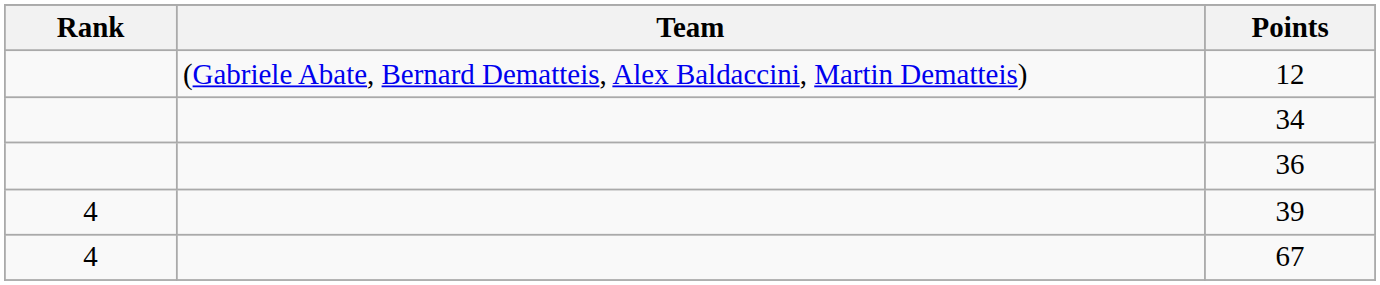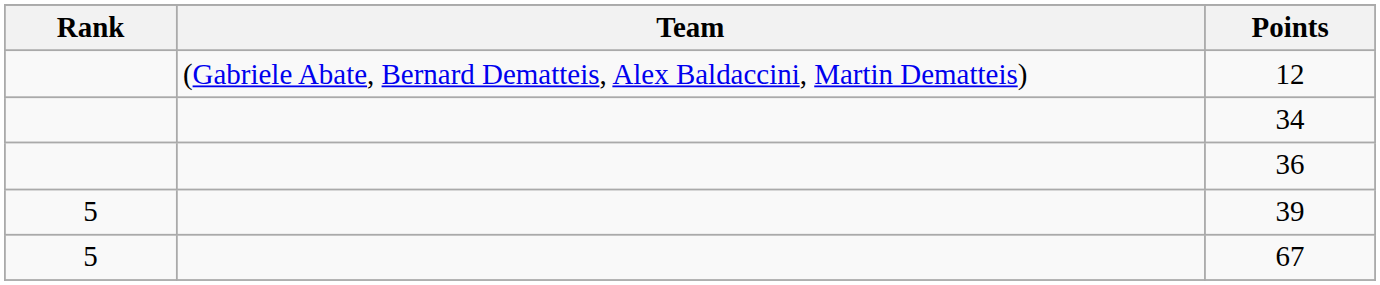(91, 211) 4 -> (91, 211) 5
(91, 257) 4 -> (91, 257) 5
